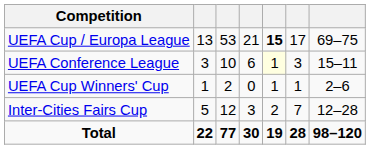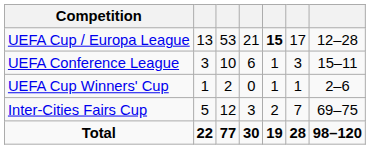(337, 40) 69–75 -> (337, 40) 12–28
(275, 63) lightyellow background -> (275, 63) no background
(337, 110) 12–28 -> (337, 110) 69–75
